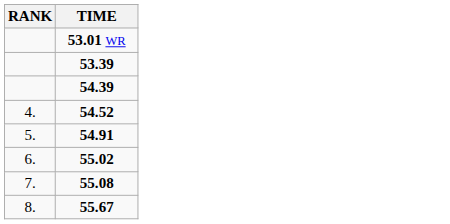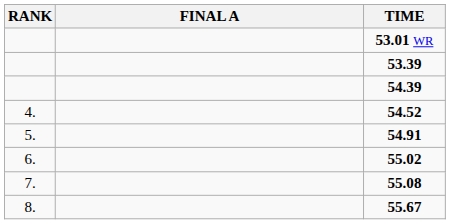+ column: (210, 16)
